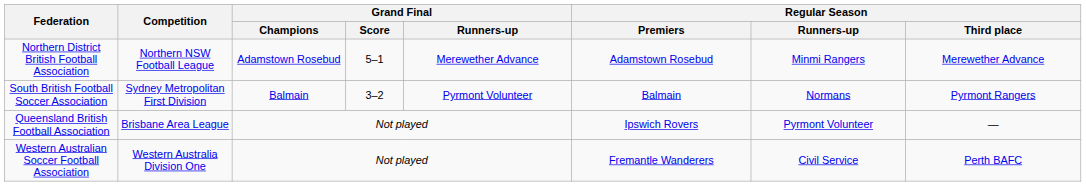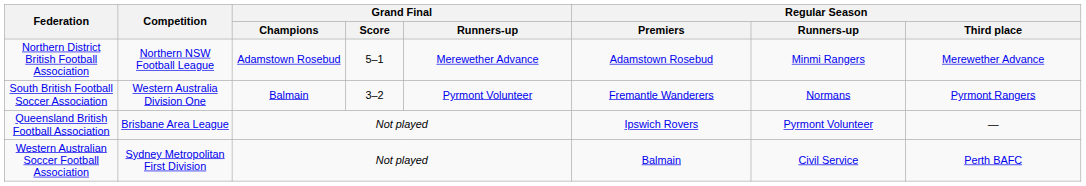(175, 95) Sydney Metropolitan First Division -> (175, 95) Western Australia Division One
(661, 95) Balmain -> (661, 95) Fremantle Wanderers
(175, 160) Western Australia Division One -> (175, 160) Sydney Metropolitan First Division
(661, 160) Fremantle Wanderers -> (661, 160) Balmain
